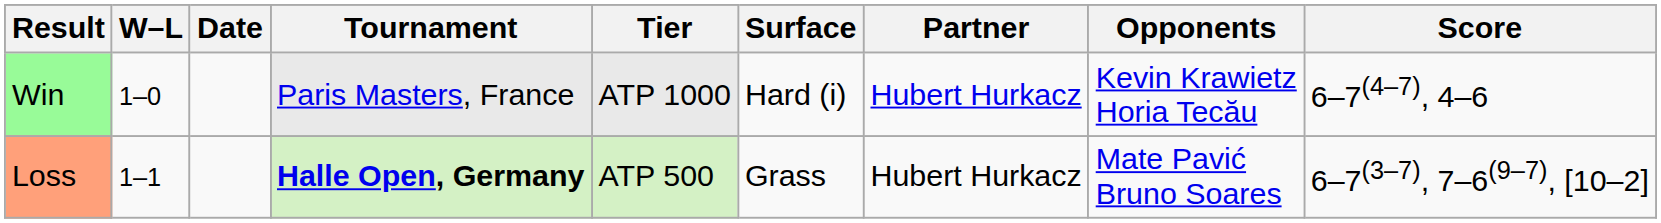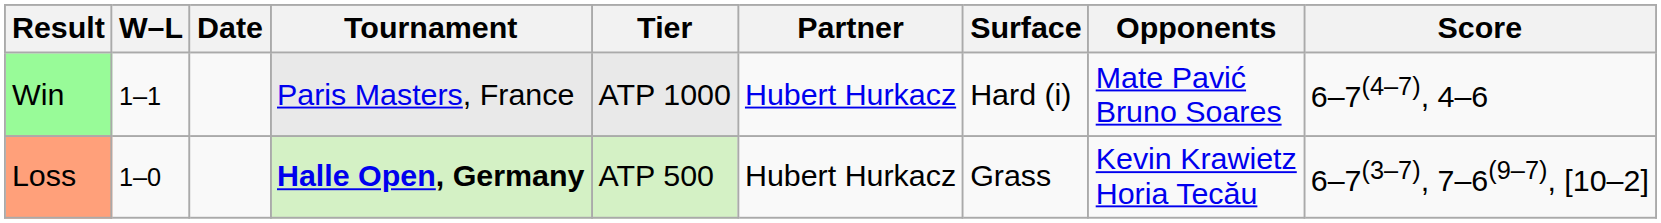columns swapped: (801, 28) <-> (976, 28)
(140, 95) 1–0 -> (140, 95) 1–1
(1196, 93) Kevin Krawietz Horia Tecău -> (1189, 93) Mate Pavić Bruno Soares
(140, 178) 1–1 -> (140, 178) 1–0
(1189, 176) Mate Pavić Bruno Soares -> (1196, 176) Kevin Krawietz Horia Tecău
